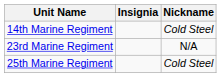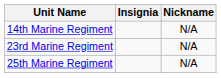(189, 30) Cold Steel -> (189, 30) N/A
(189, 64) Cold Steel -> (189, 64) N/A
